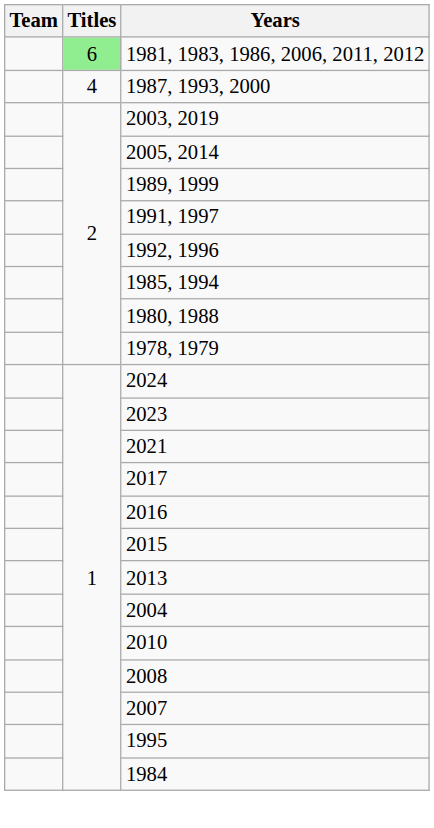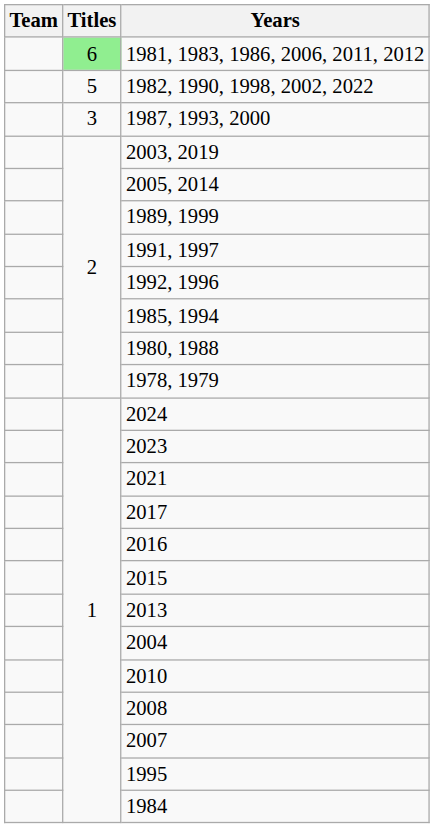+ row: (250, 86)
(92, 86) 4 -> (92, 119) 3
